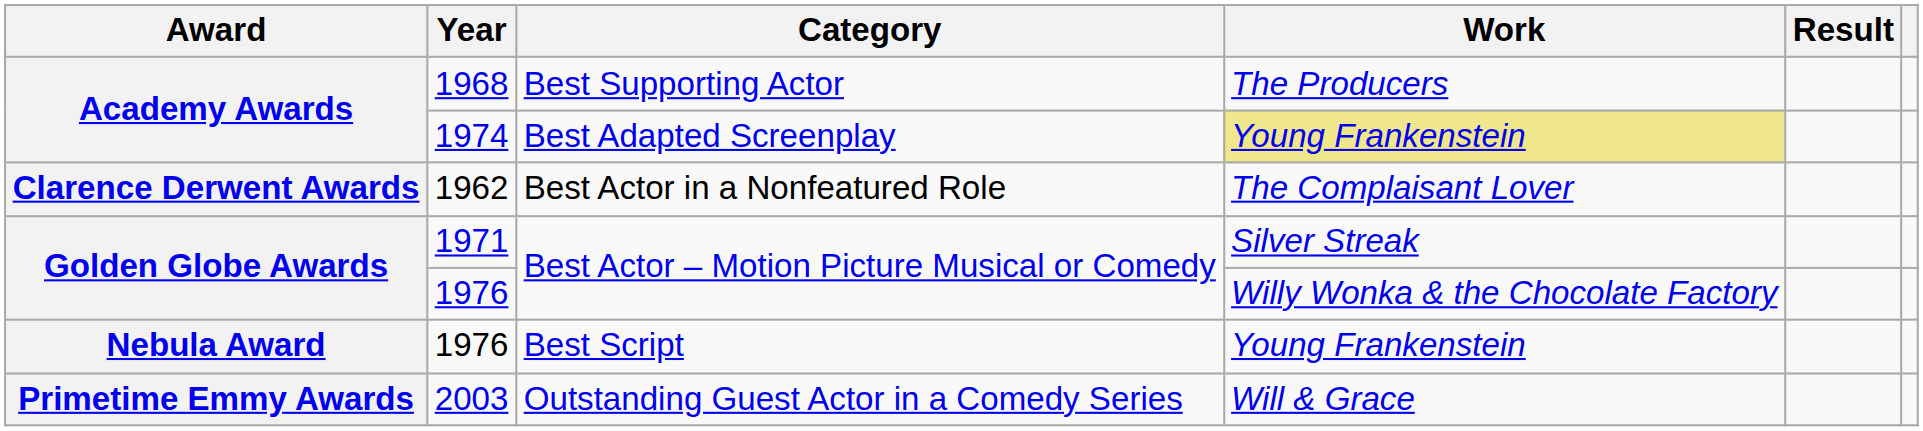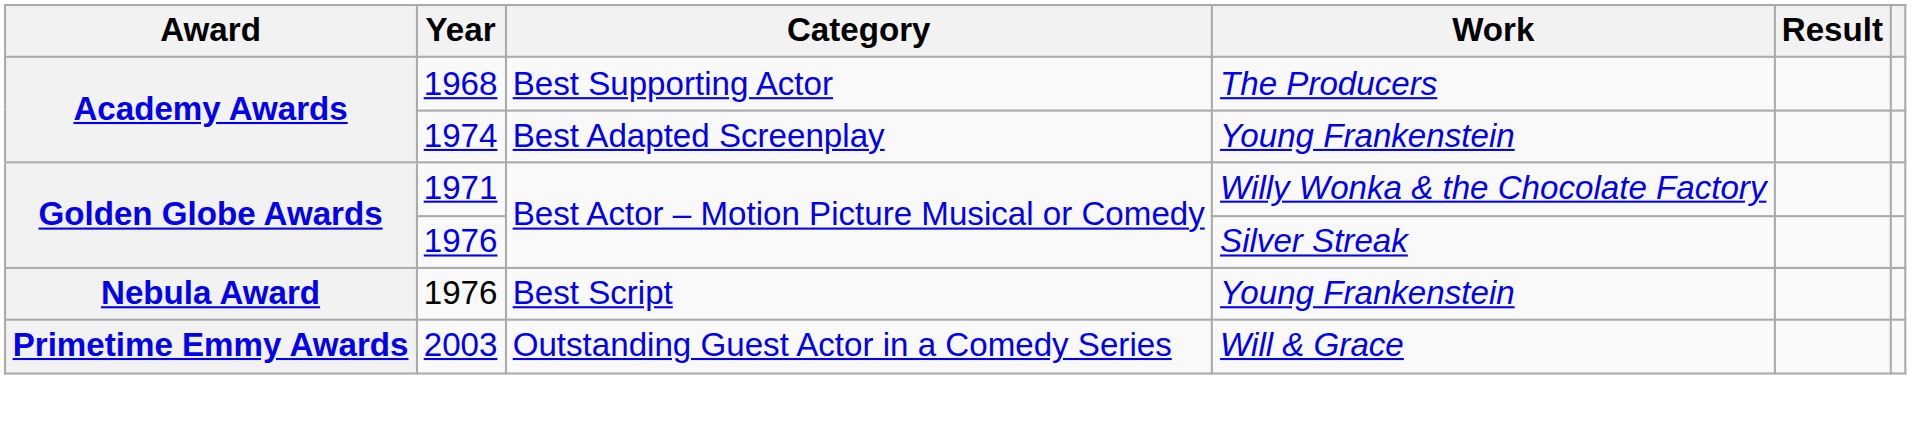(1378, 135) khaki background -> (1367, 135) no background
- row: (472, 188)
(1325, 240) Silver Streak -> (1493, 188) Willy Wonka & the Chocolate Factory
(1504, 293) Willy Wonka & the Chocolate Factory -> (1314, 240) Silver Streak
